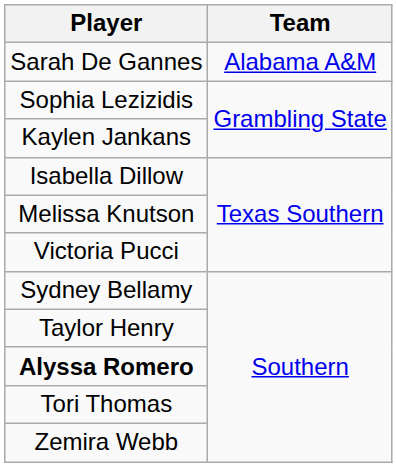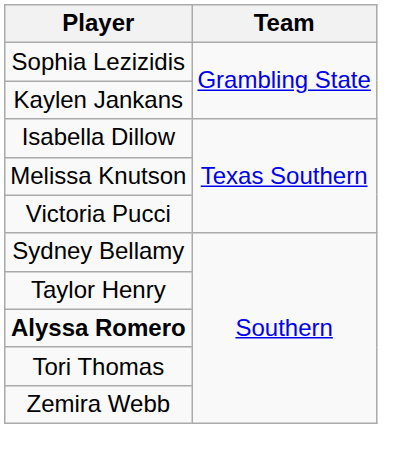- row: (106, 61)
